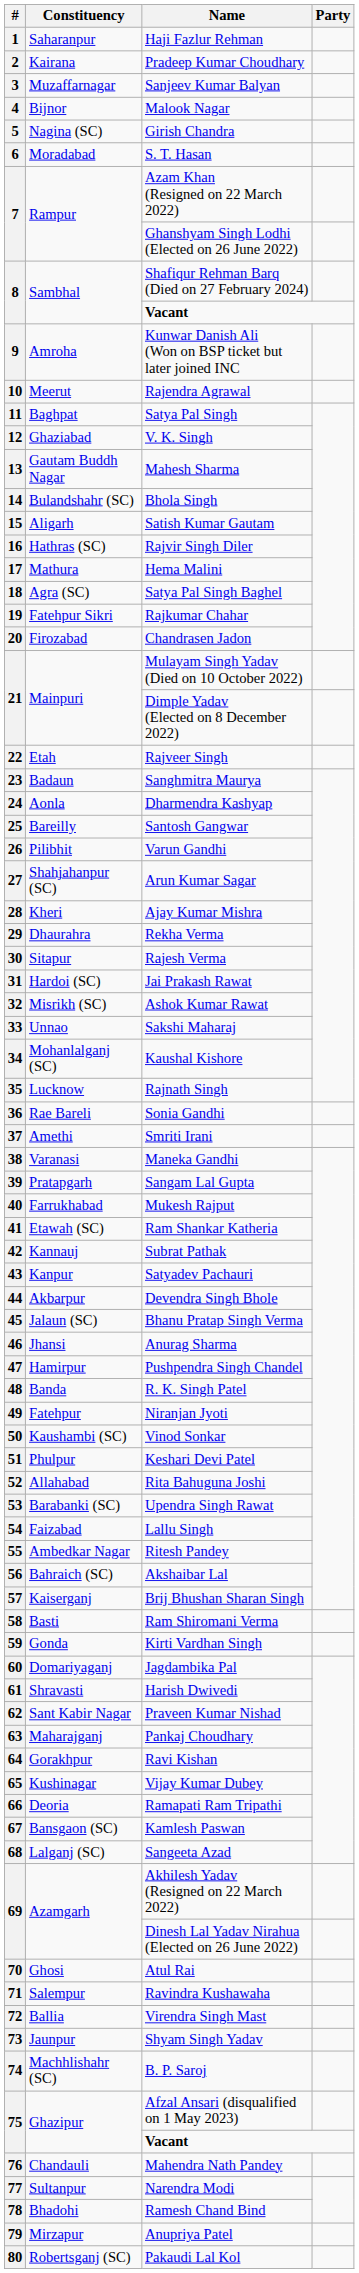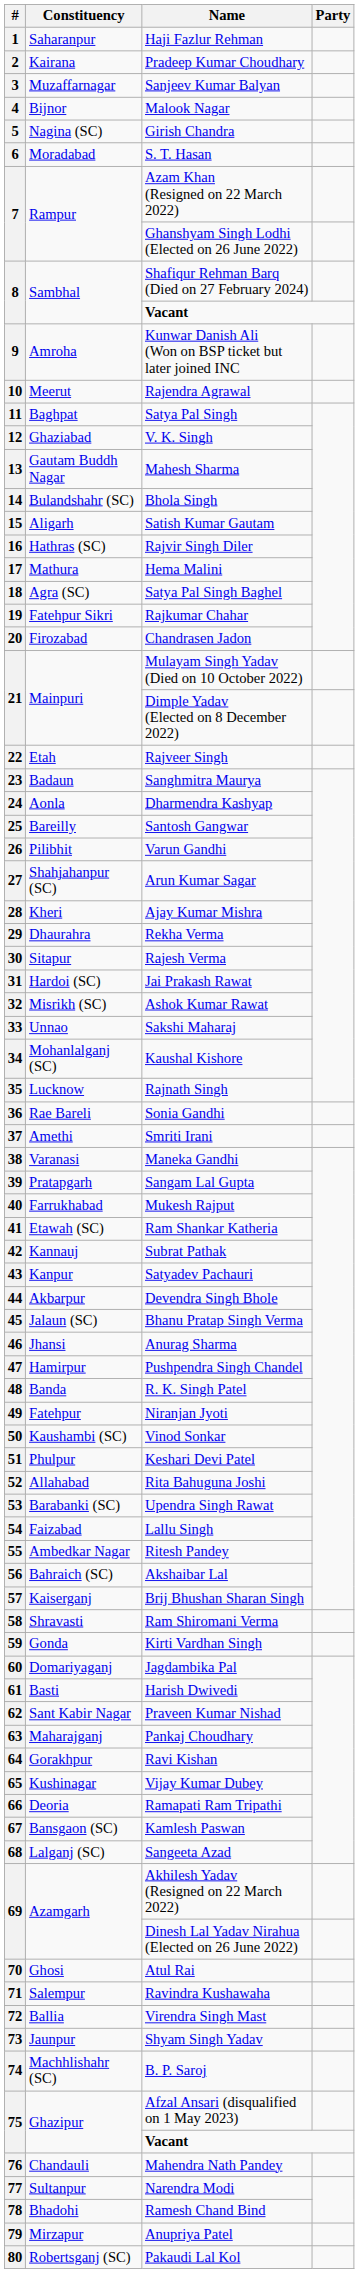(44, 1621) Basti -> (56, 1621) Shravasti
(56, 1690) Shravasti -> (44, 1690) Basti
